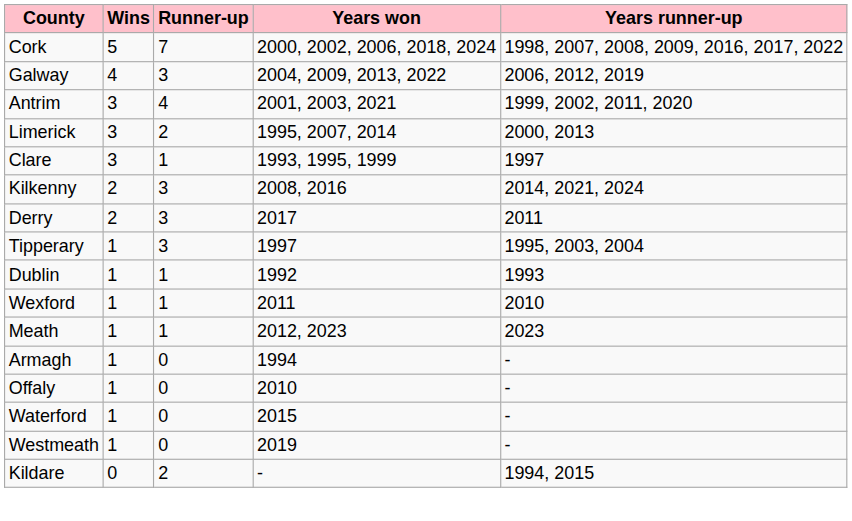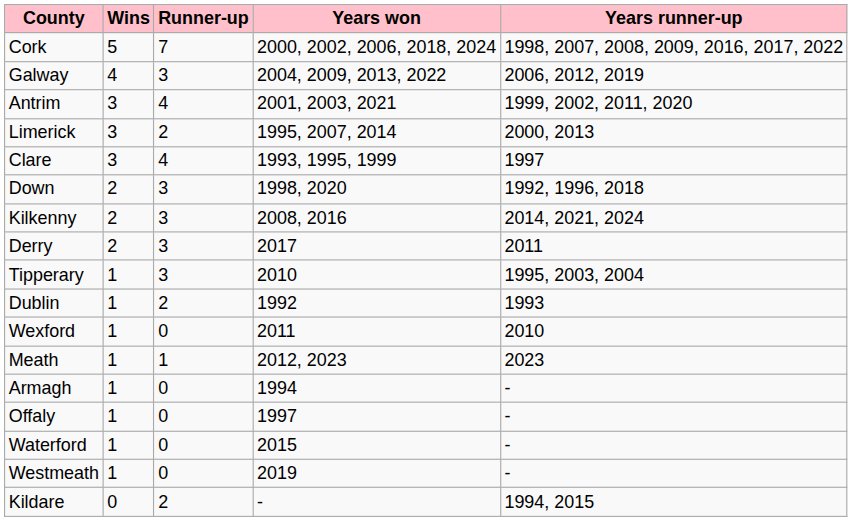(163, 160) 1 -> (163, 160) 4
+ row: (32, 189)
(277, 246) 1997 -> (277, 274) 2010
(163, 274) 1 -> (163, 302) 2
(163, 302) 1 -> (163, 331) 0
(277, 388) 2010 -> (277, 416) 1997
